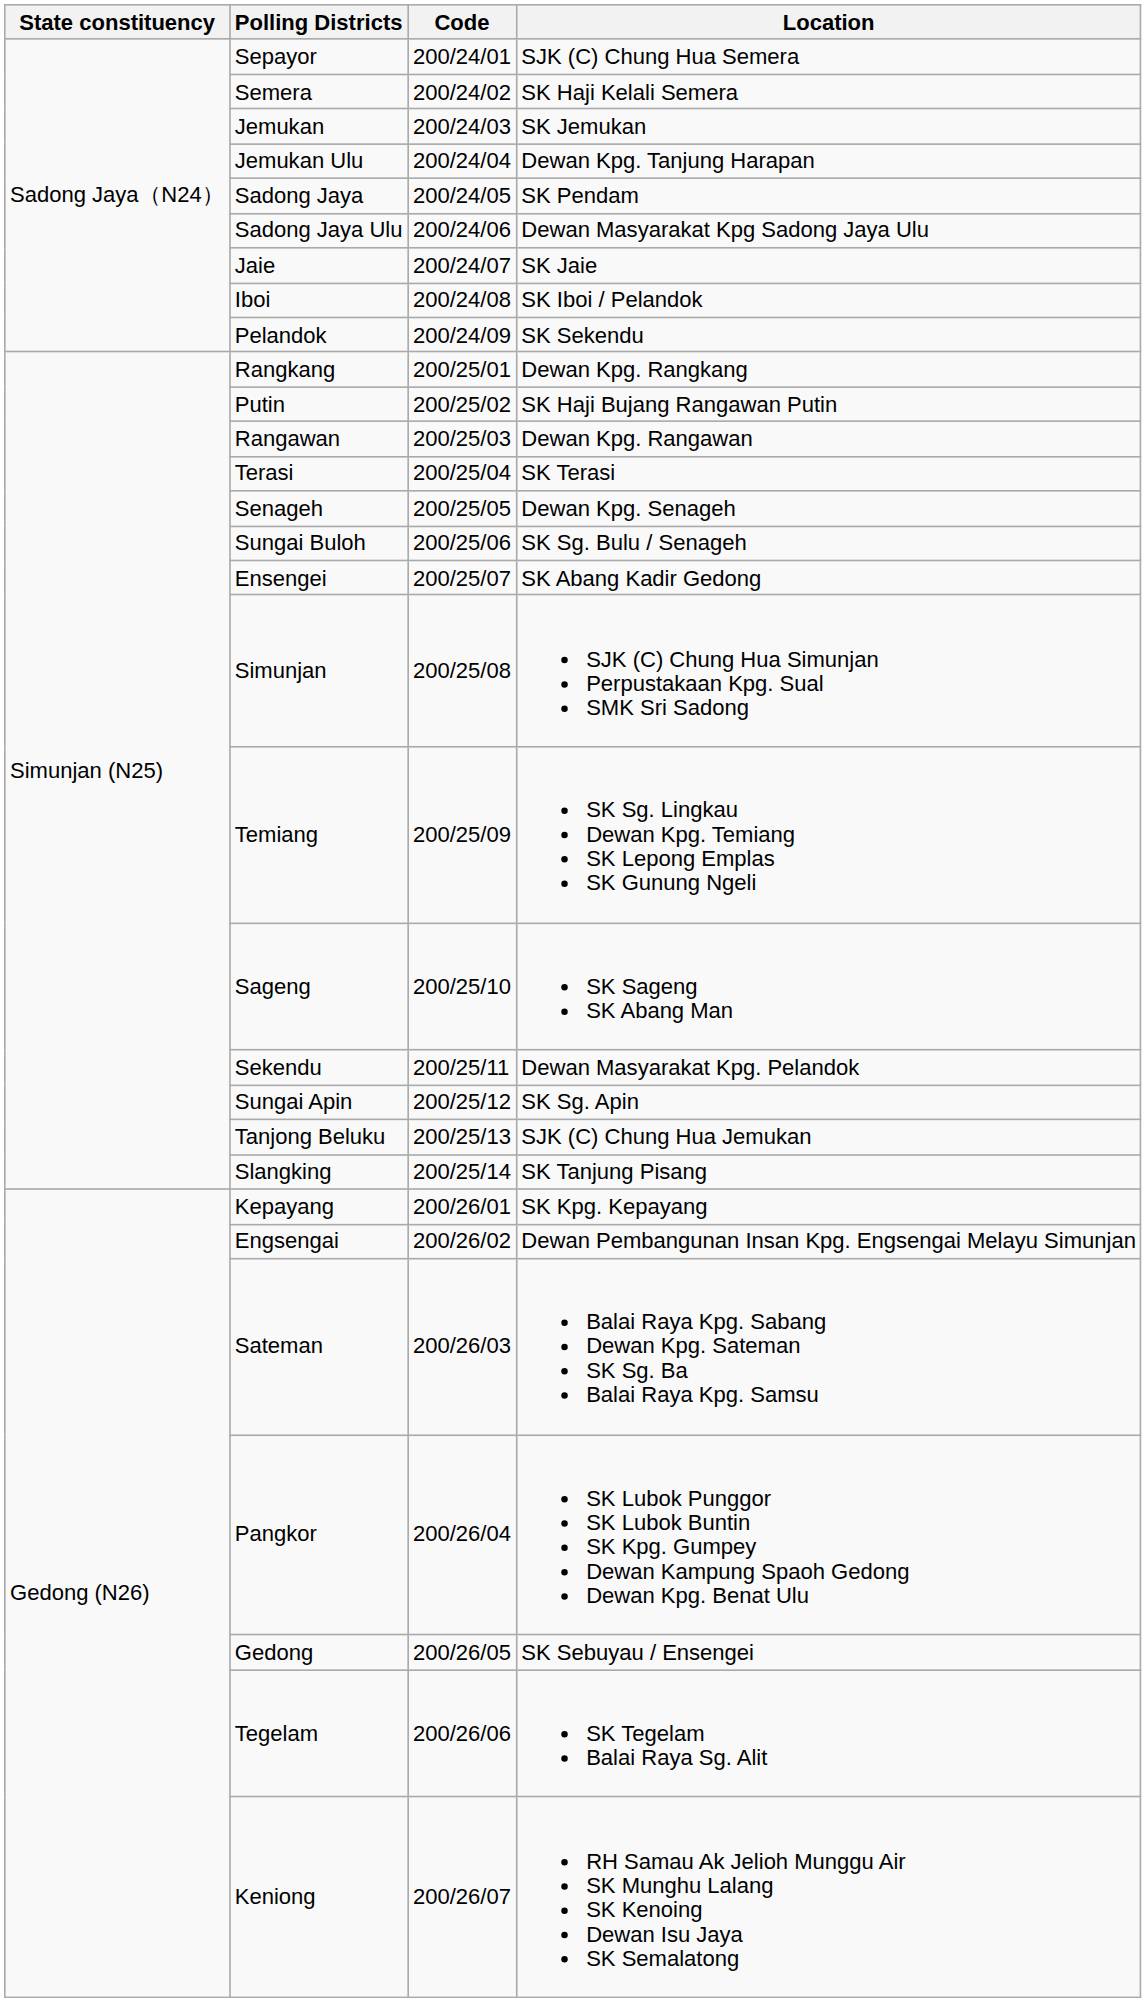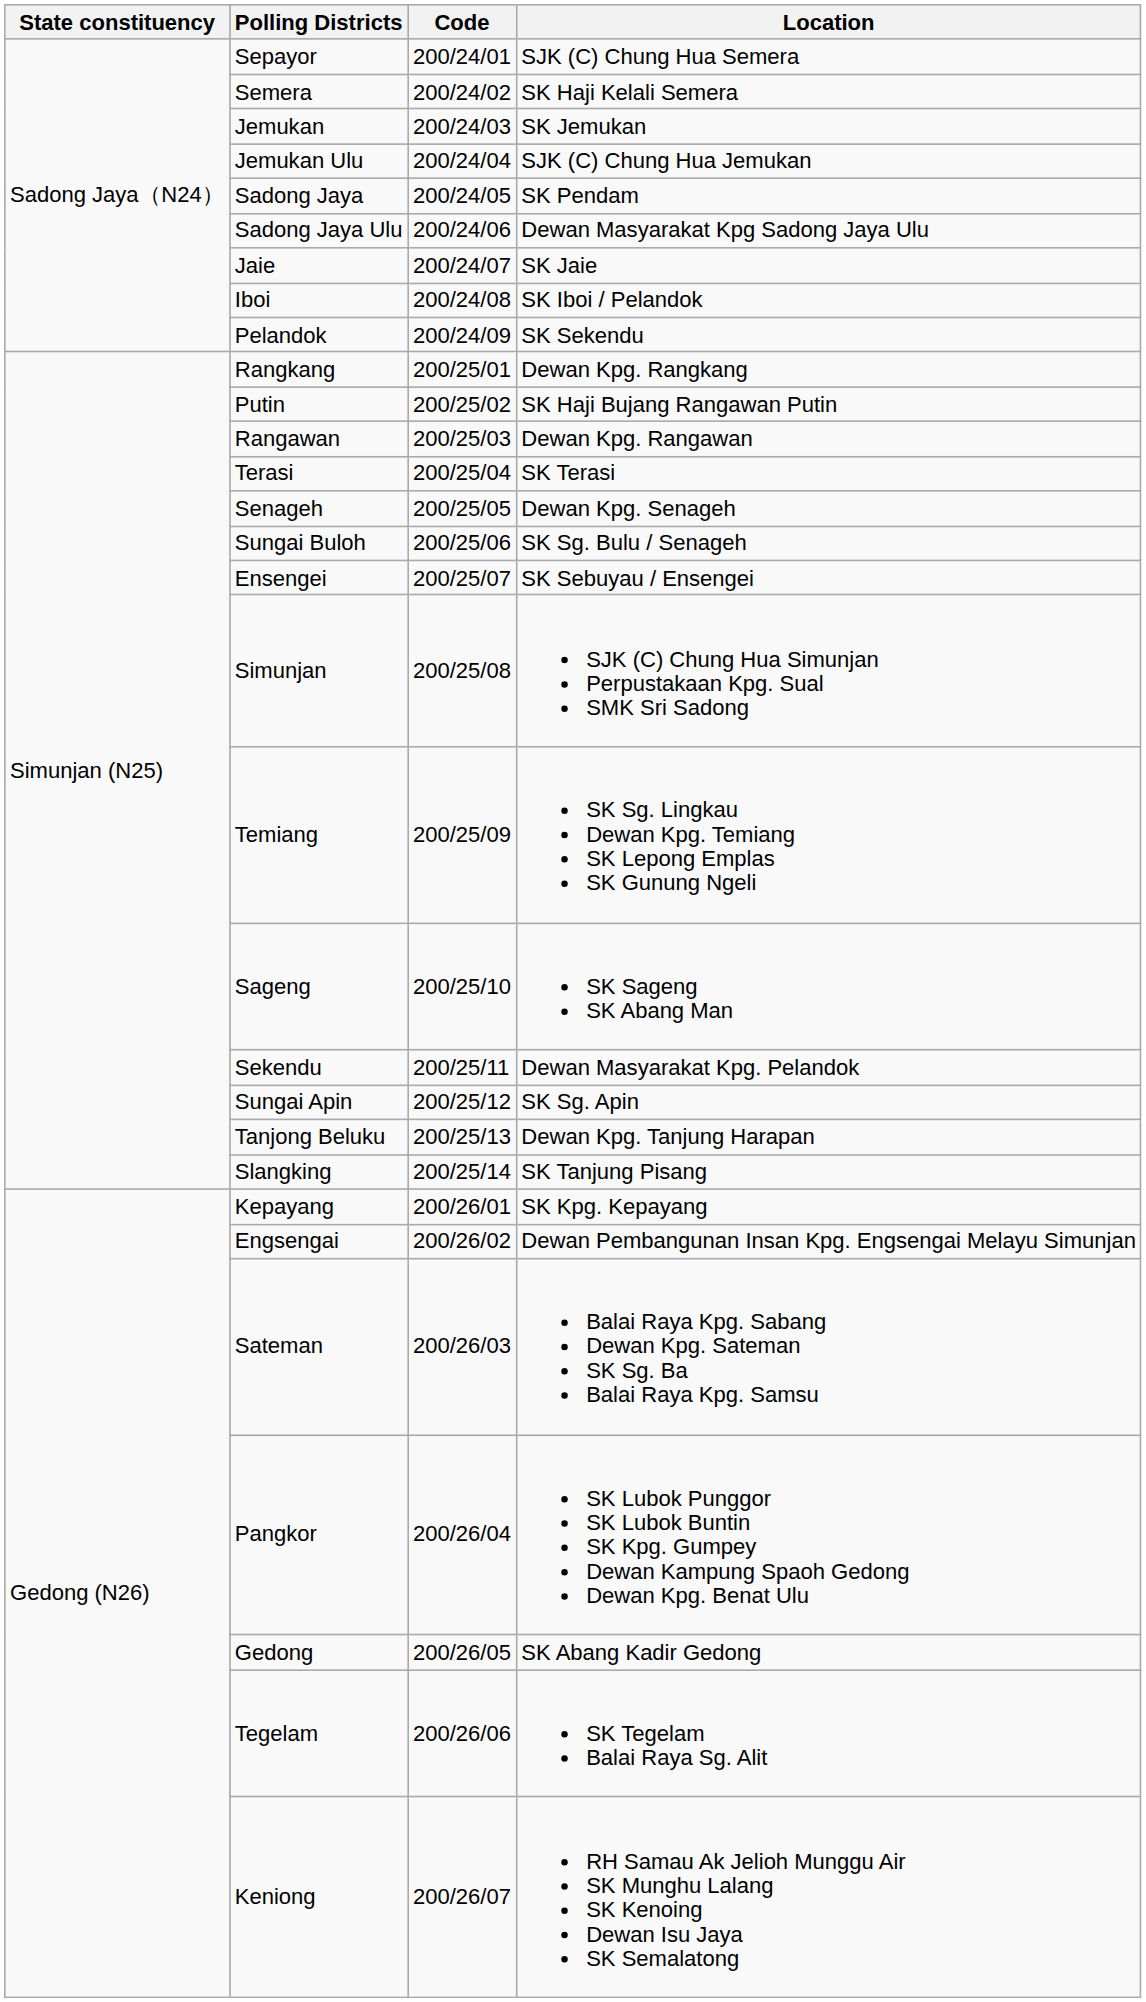(668, 161) Dewan Kpg. Tanjung Harapan -> (666, 161) SJK (C) Chung Hua Jemukan
(641, 577) SK Abang Kadir Gedong -> (638, 577) SK Sebuyau / Ensengei
(666, 1137) SJK (C) Chung Hua Jemukan -> (668, 1137) Dewan Kpg. Tanjung Harapan
(638, 1652) SK Sebuyau / Ensengei -> (641, 1652) SK Abang Kadir Gedong
